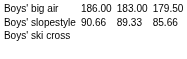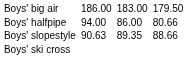+ row: (35, 22)
(94, 22) 90.66 -> (94, 36) 90.63
(129, 22) 89.33 -> (129, 36) 89.35
(165, 22) 85.66 -> (165, 36) 88.66
